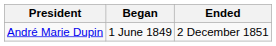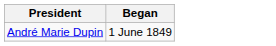- column: (223, 13)
